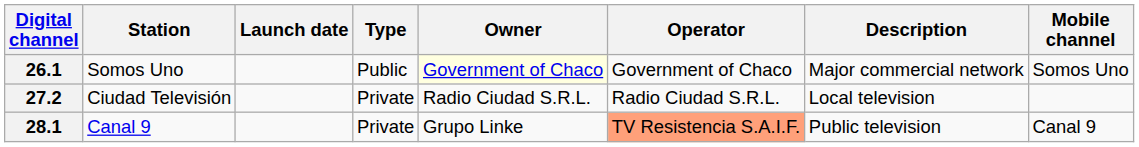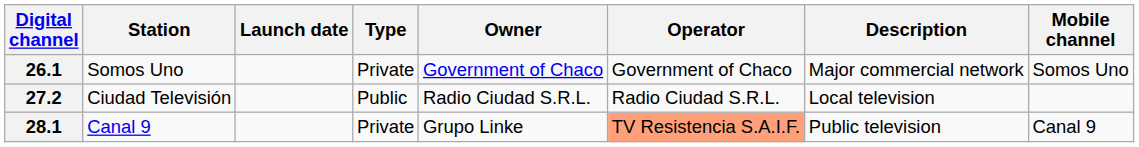(382, 69) Public -> (386, 69) Private
(513, 69) lightyellow background -> (513, 69) no background
(386, 98) Private -> (382, 98) Public
